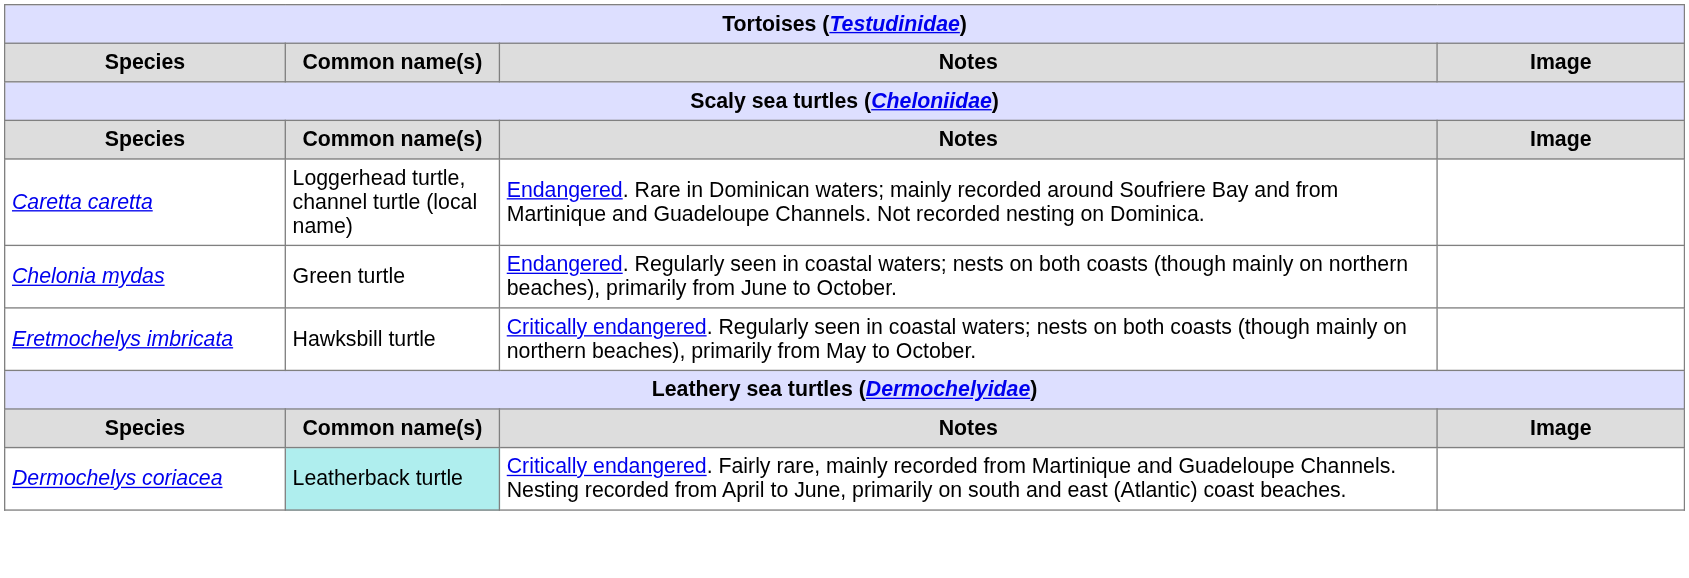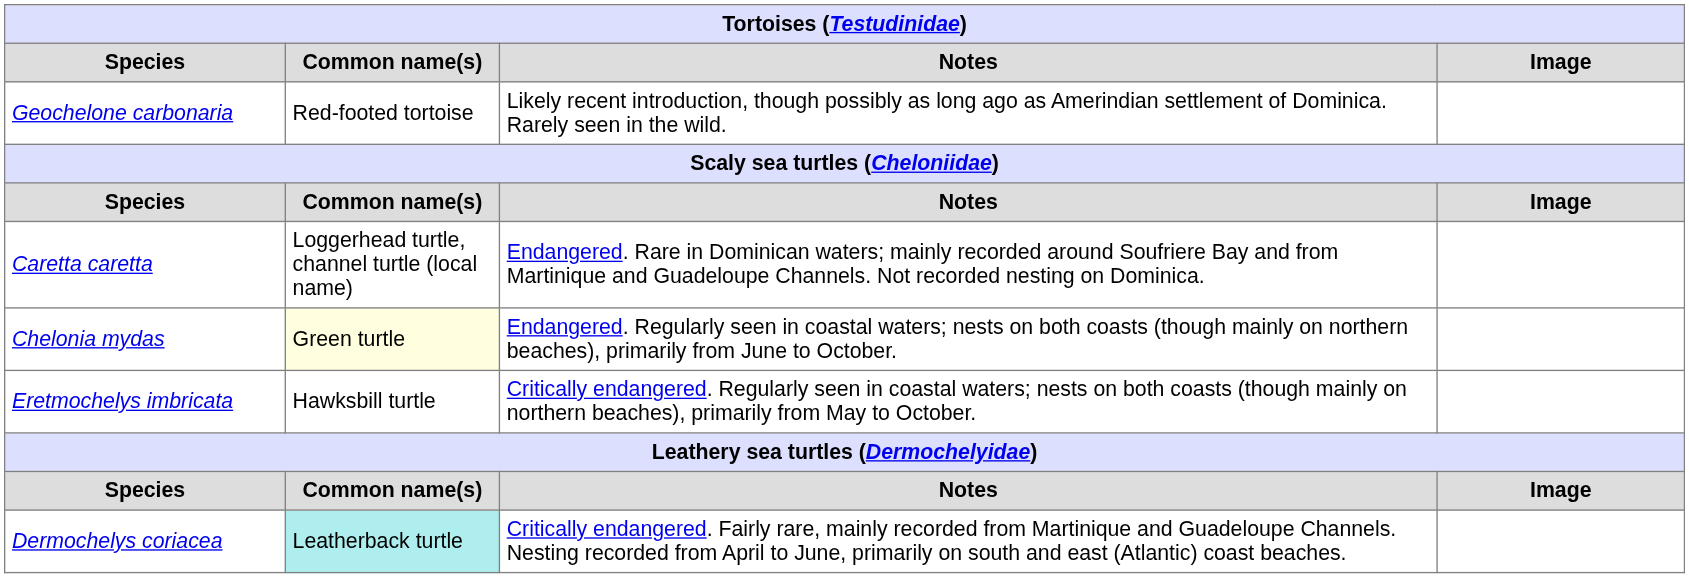+ row: (123, 112)
(349, 276) no background -> (349, 338) lightyellow background
